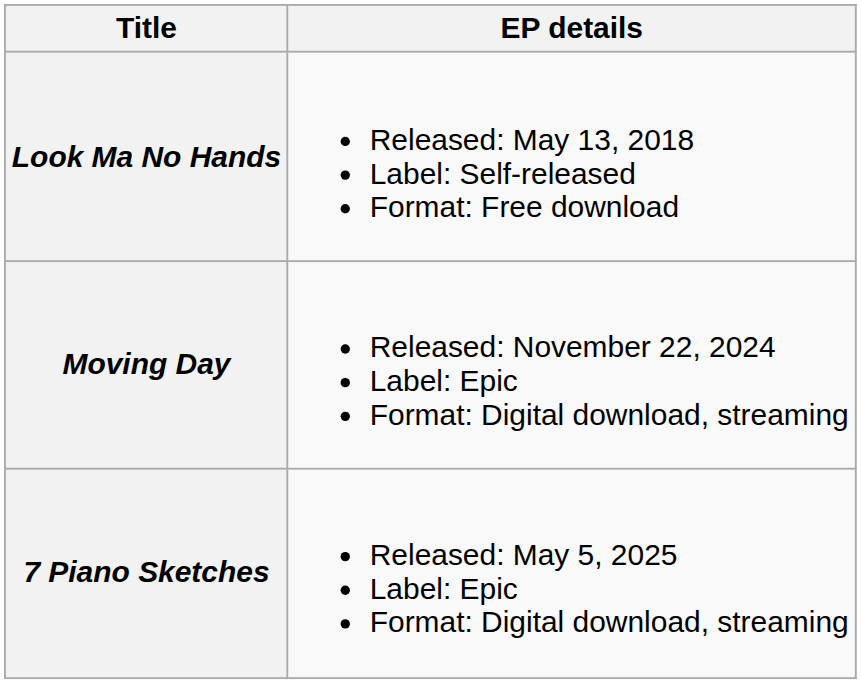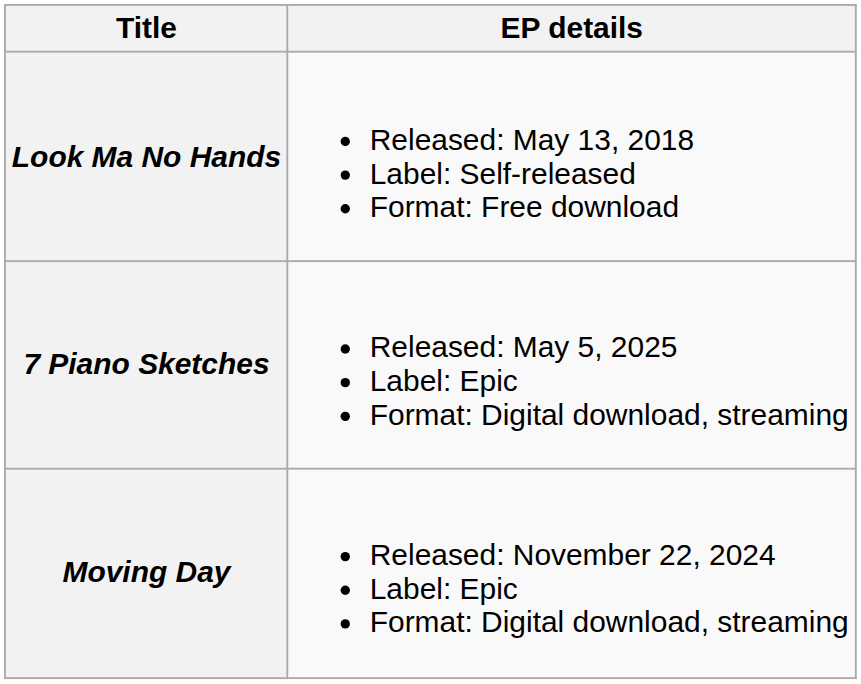rows swapped: (146, 364) <-> (146, 572)
